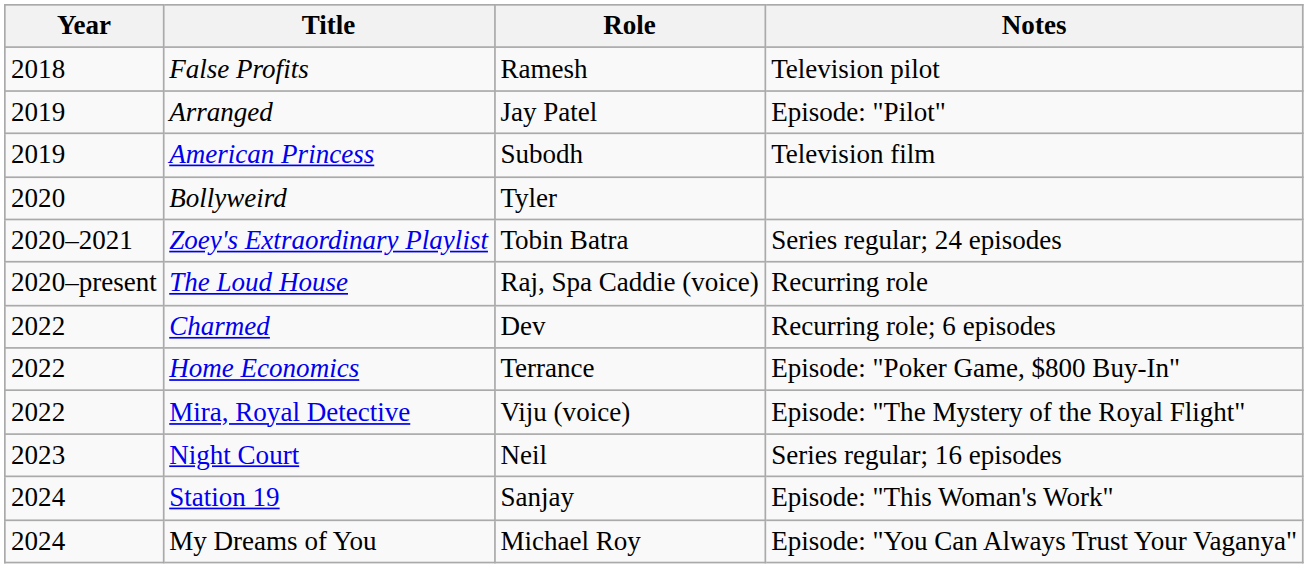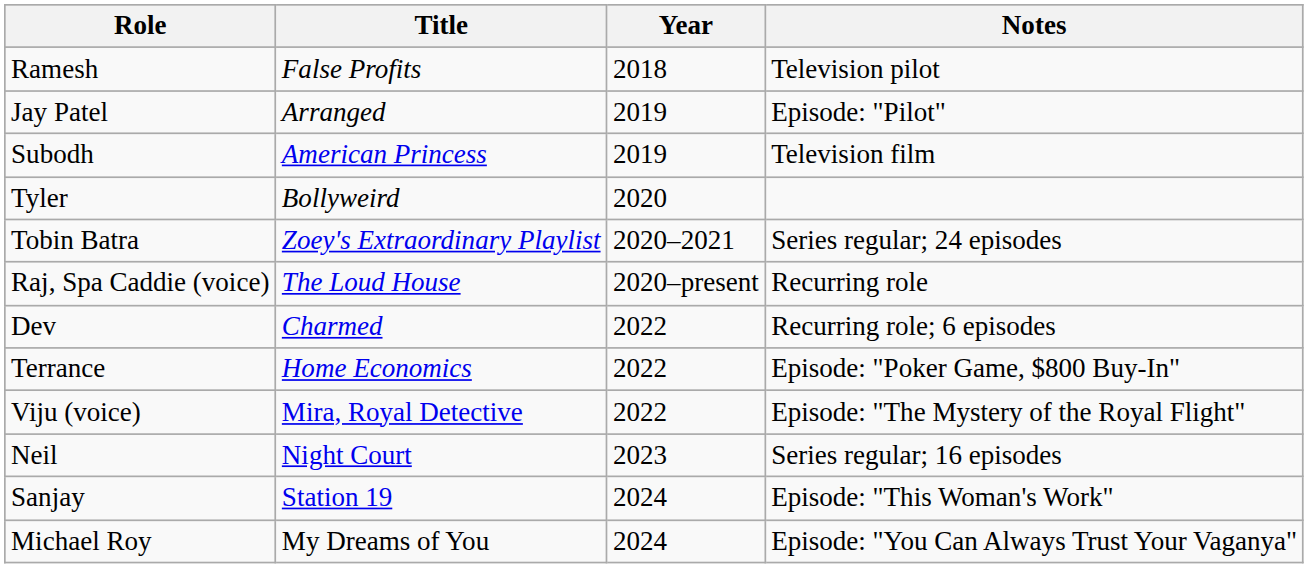columns swapped: (84, 25) <-> (630, 25)
